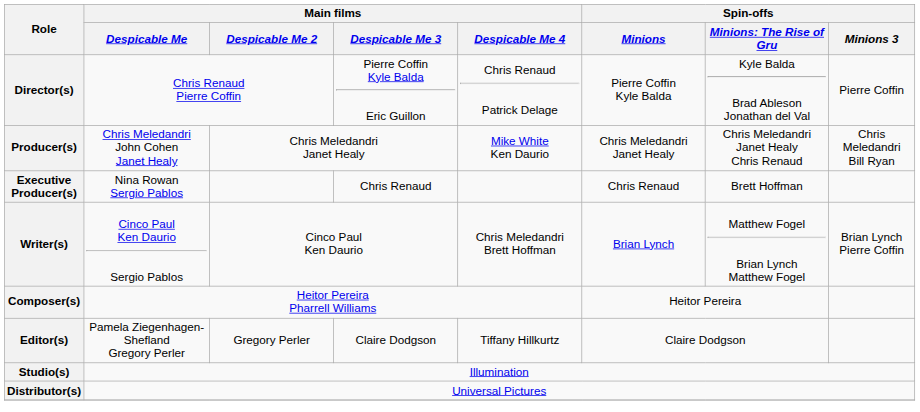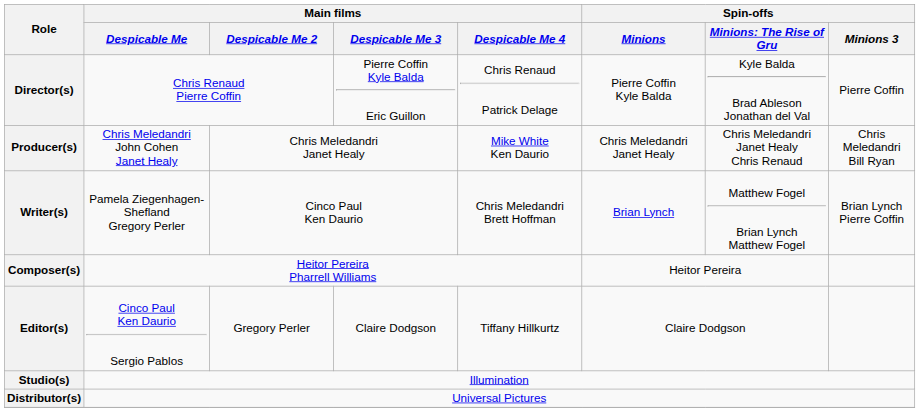- row: (44, 186)
(147, 250) Cinco Paul Ken Daurio Sergio Pablos -> (147, 212) Pamela Ziegenhagen-Shefland Gregory Perler
(147, 340) Pamela Ziegenhagen-Shefland Gregory Perler -> (147, 335) Cinco Paul Ken Daurio Sergio Pablos
